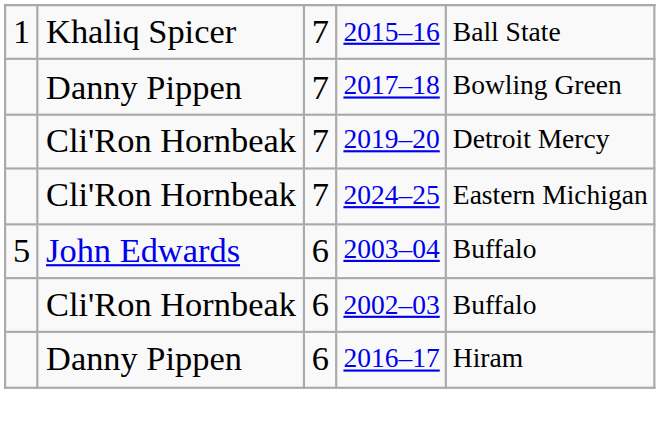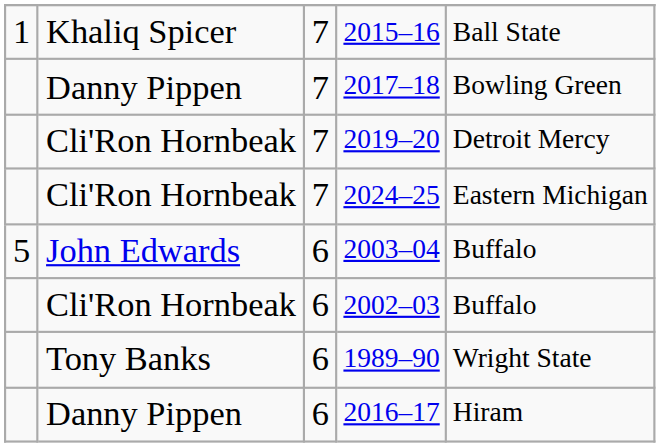+ row: (392, 359)
